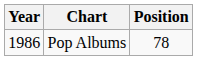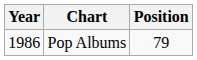(161, 42) 78 -> (161, 42) 79
